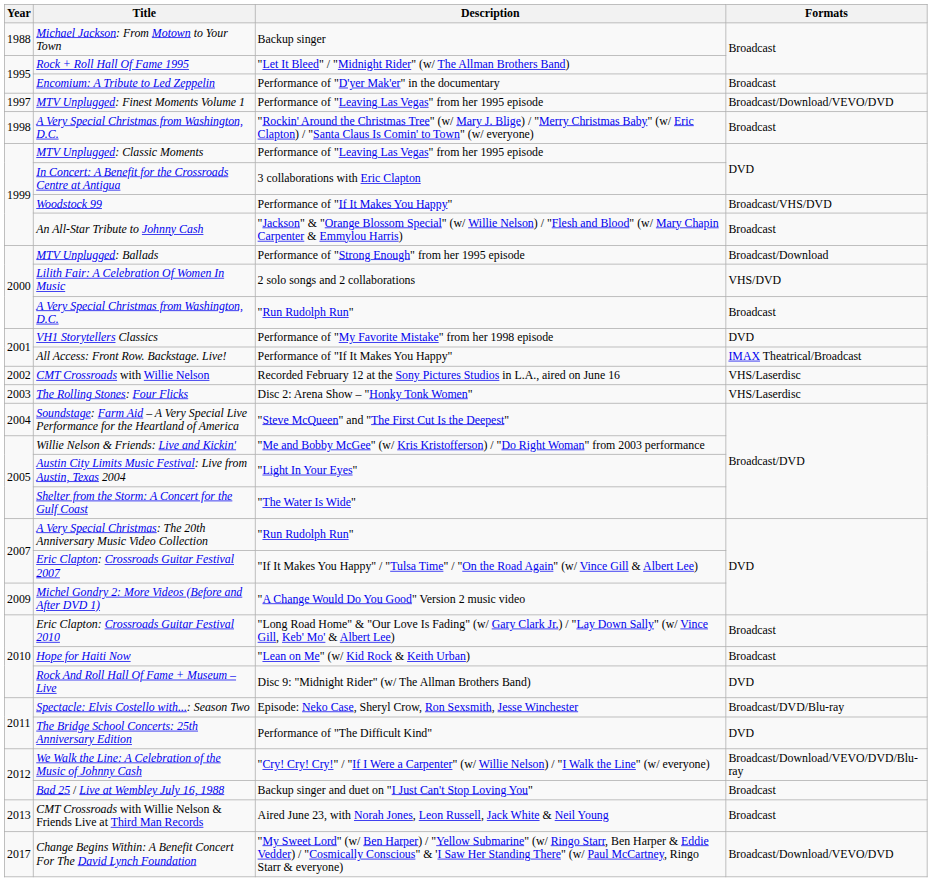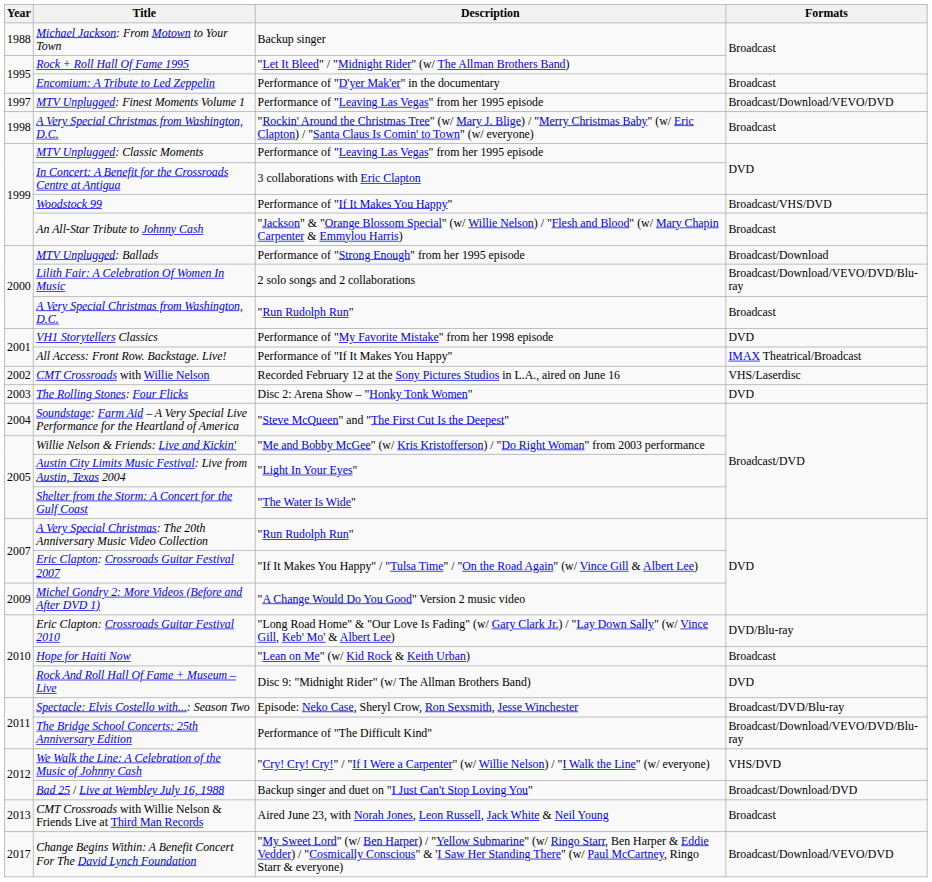(755, 280) VHS/DVD -> (823, 280) Broadcast/Download/VEVO/DVD/Blu-ray
(765, 394) VHS/Laserdisc -> (741, 394) DVD
(752, 631) Broadcast -> (761, 631) DVD/Blu-ray
(741, 732) DVD -> (823, 732) Broadcast/Download/VEVO/DVD/Blu-ray
(823, 764) Broadcast/Download/VEVO/DVD/Blu-ray -> (755, 764) VHS/DVD
(752, 790) Broadcast -> (793, 790) Broadcast/Download/DVD
